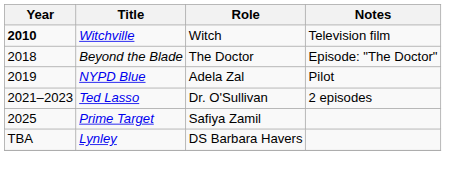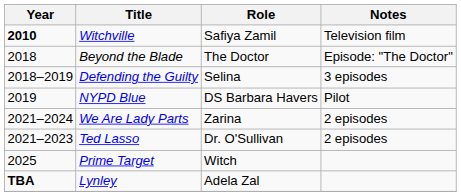(205, 35) Witch -> (240, 35) Safiya Zamil
+ row: (139, 77)
(217, 77) Adela Zal -> (261, 98) DS Barbara Havers
+ row: (134, 118)
(225, 118) Safiya Zamil -> (220, 160) Witch
(20, 139) normal -> (21, 181) bold
(246, 139) DS Barbara Havers -> (232, 181) Adela Zal
